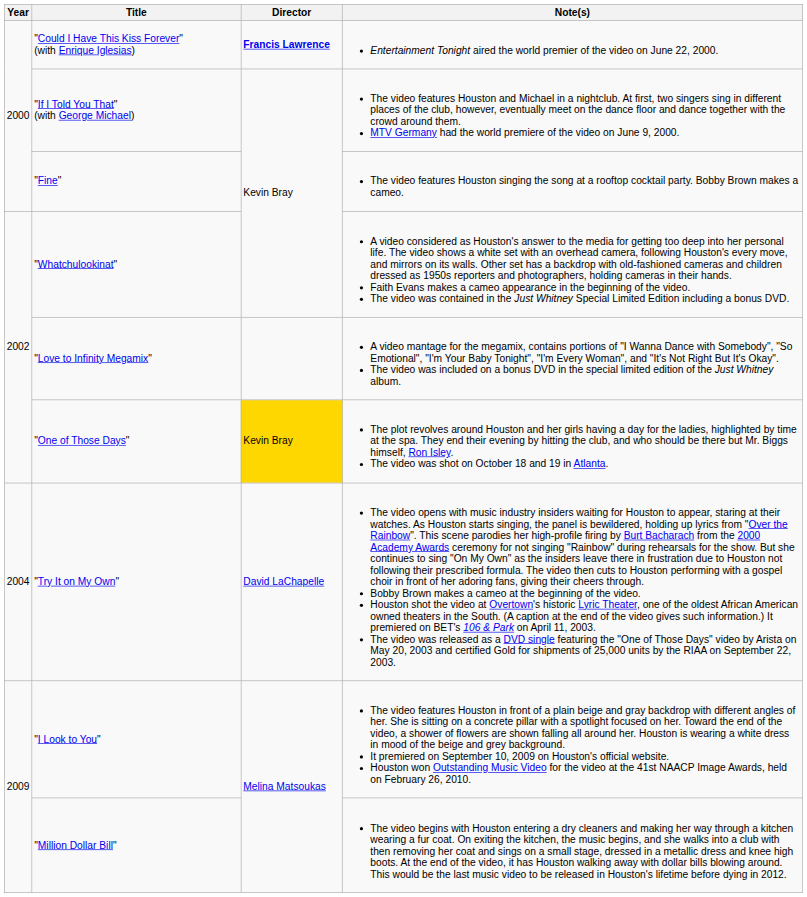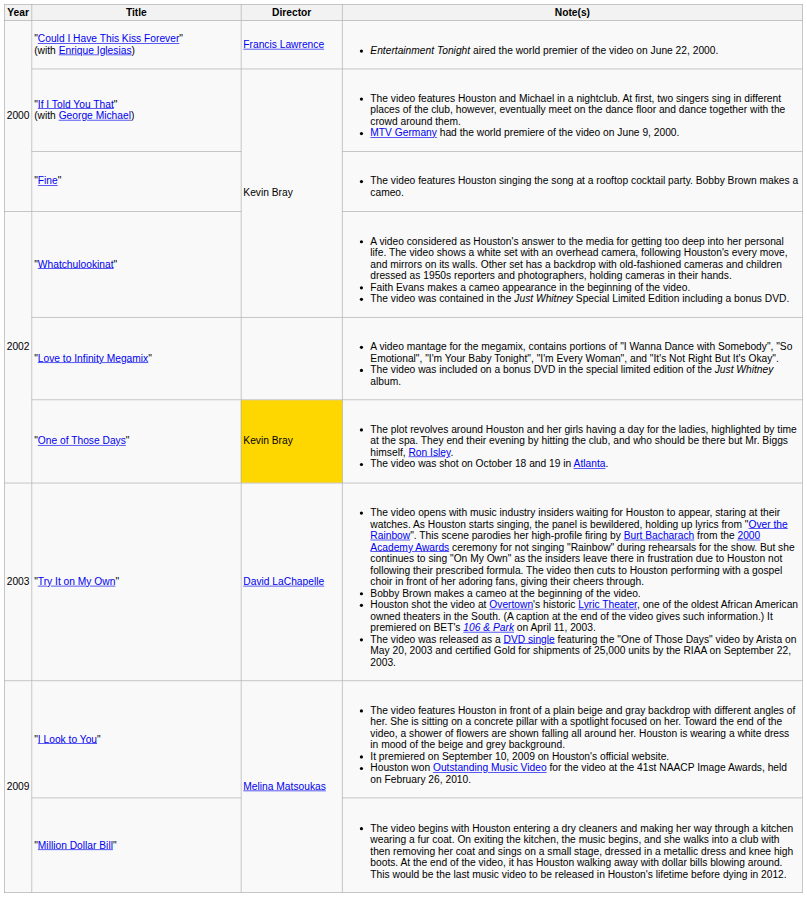(287, 44) bold -> (284, 44) normal
(18, 581) 2004 -> (18, 581) 2003
